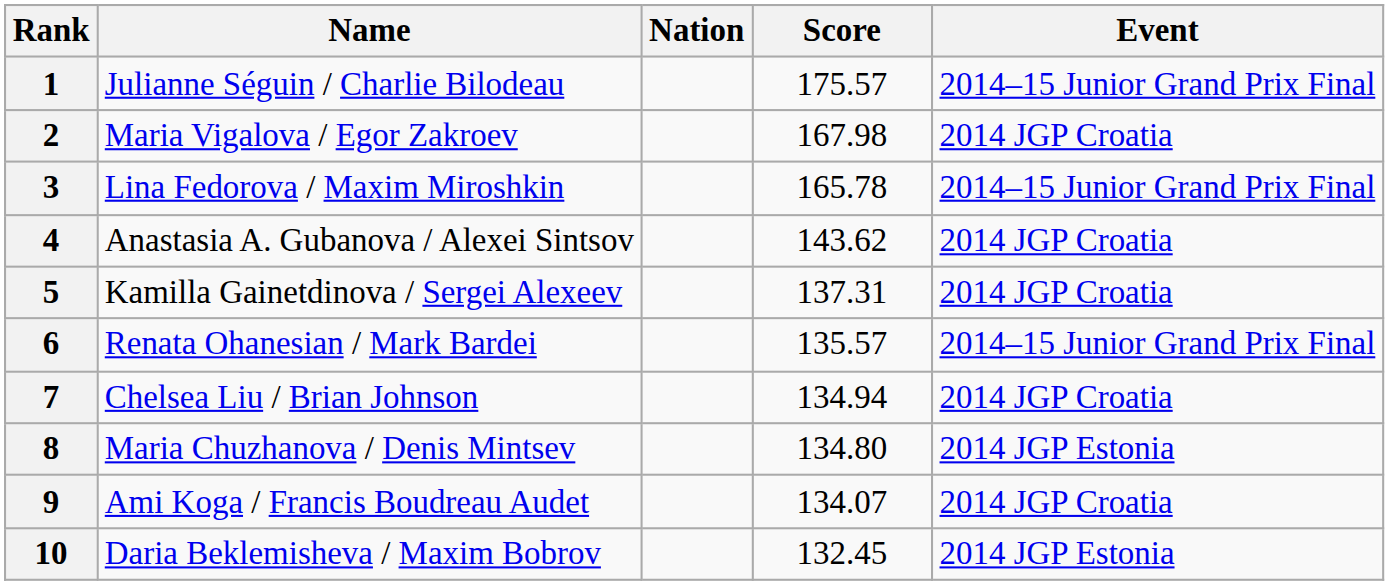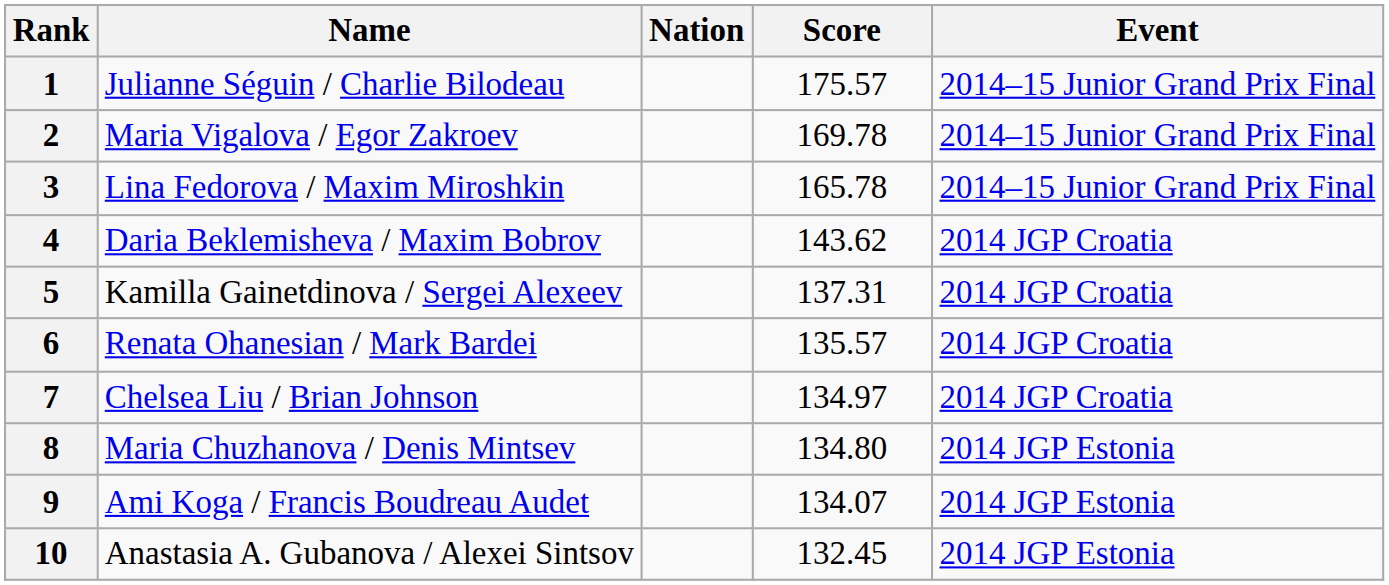(842, 135) 167.98 -> (842, 135) 169.78
(1056, 135) 2014 JGP Croatia -> (1157, 135) 2014–15 Junior Grand Prix Final
(369, 239) Anastasia A. Gubanova / Alexei Sintsov -> (353, 239) Daria Beklemisheva / Maxim Bobrov
(1157, 344) 2014–15 Junior Grand Prix Final -> (1056, 344) 2014 JGP Croatia
(842, 396) 134.94 -> (842, 396) 134.97
(1056, 501) 2014 JGP Croatia -> (1057, 501) 2014 JGP Estonia
(353, 553) Daria Beklemisheva / Maxim Bobrov -> (369, 553) Anastasia A. Gubanova / Alexei Sintsov
